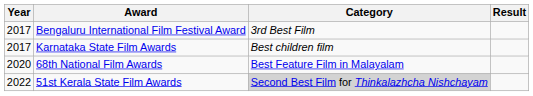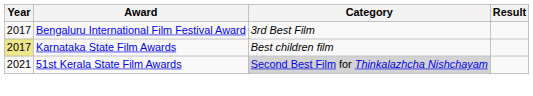(19, 47) no background -> (19, 47) khaki background
- row: (99, 64)
(19, 82) 2022 -> (19, 64) 2021
